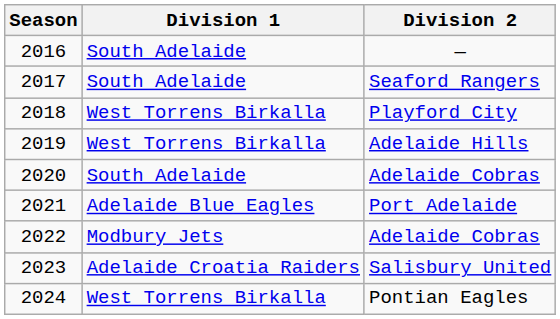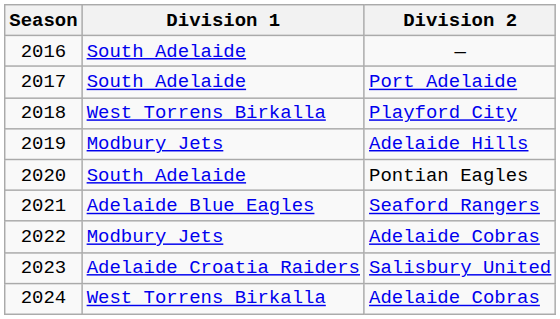(454, 82) Seaford Rangers -> (443, 82) Port Adelaide
(206, 144) West Torrens Birkalla -> (155, 144) Modbury Jets
(454, 175) Adelaide Cobras -> (449, 175) Pontian Eagles
(443, 206) Port Adelaide -> (454, 206) Seaford Rangers
(449, 299) Pontian Eagles -> (454, 299) Adelaide Cobras
